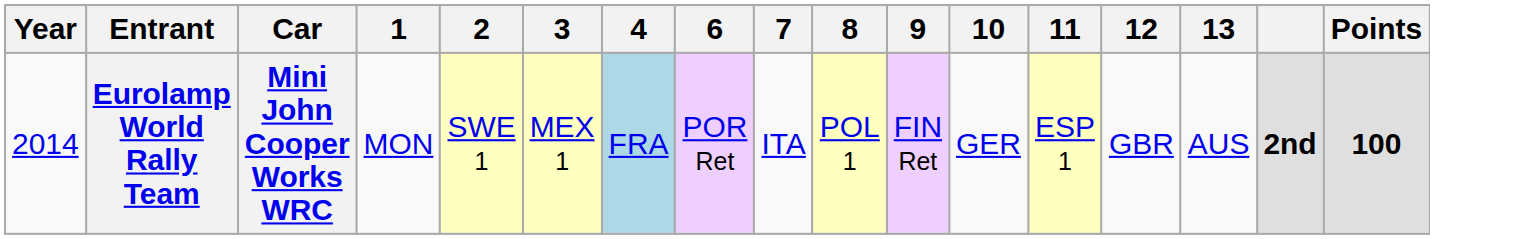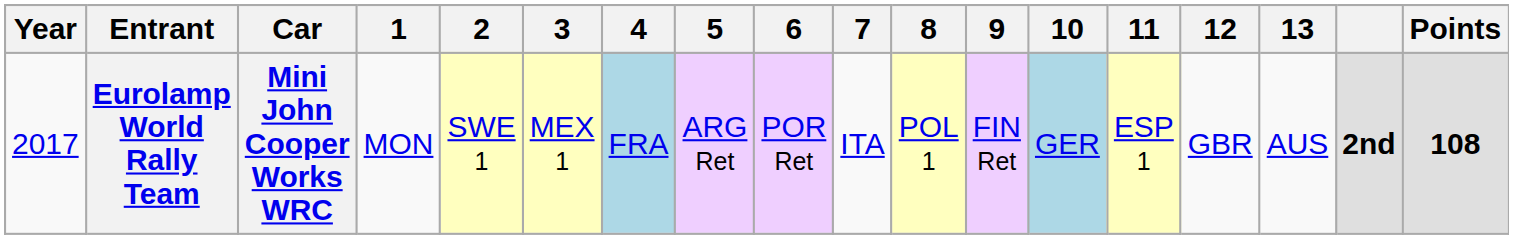+ column: (715, 29)
(45, 143) 2014 -> (45, 143) 2017
(988, 143) no background -> (1067, 143) lightblue background
(1376, 143) 100 -> (1455, 143) 108
